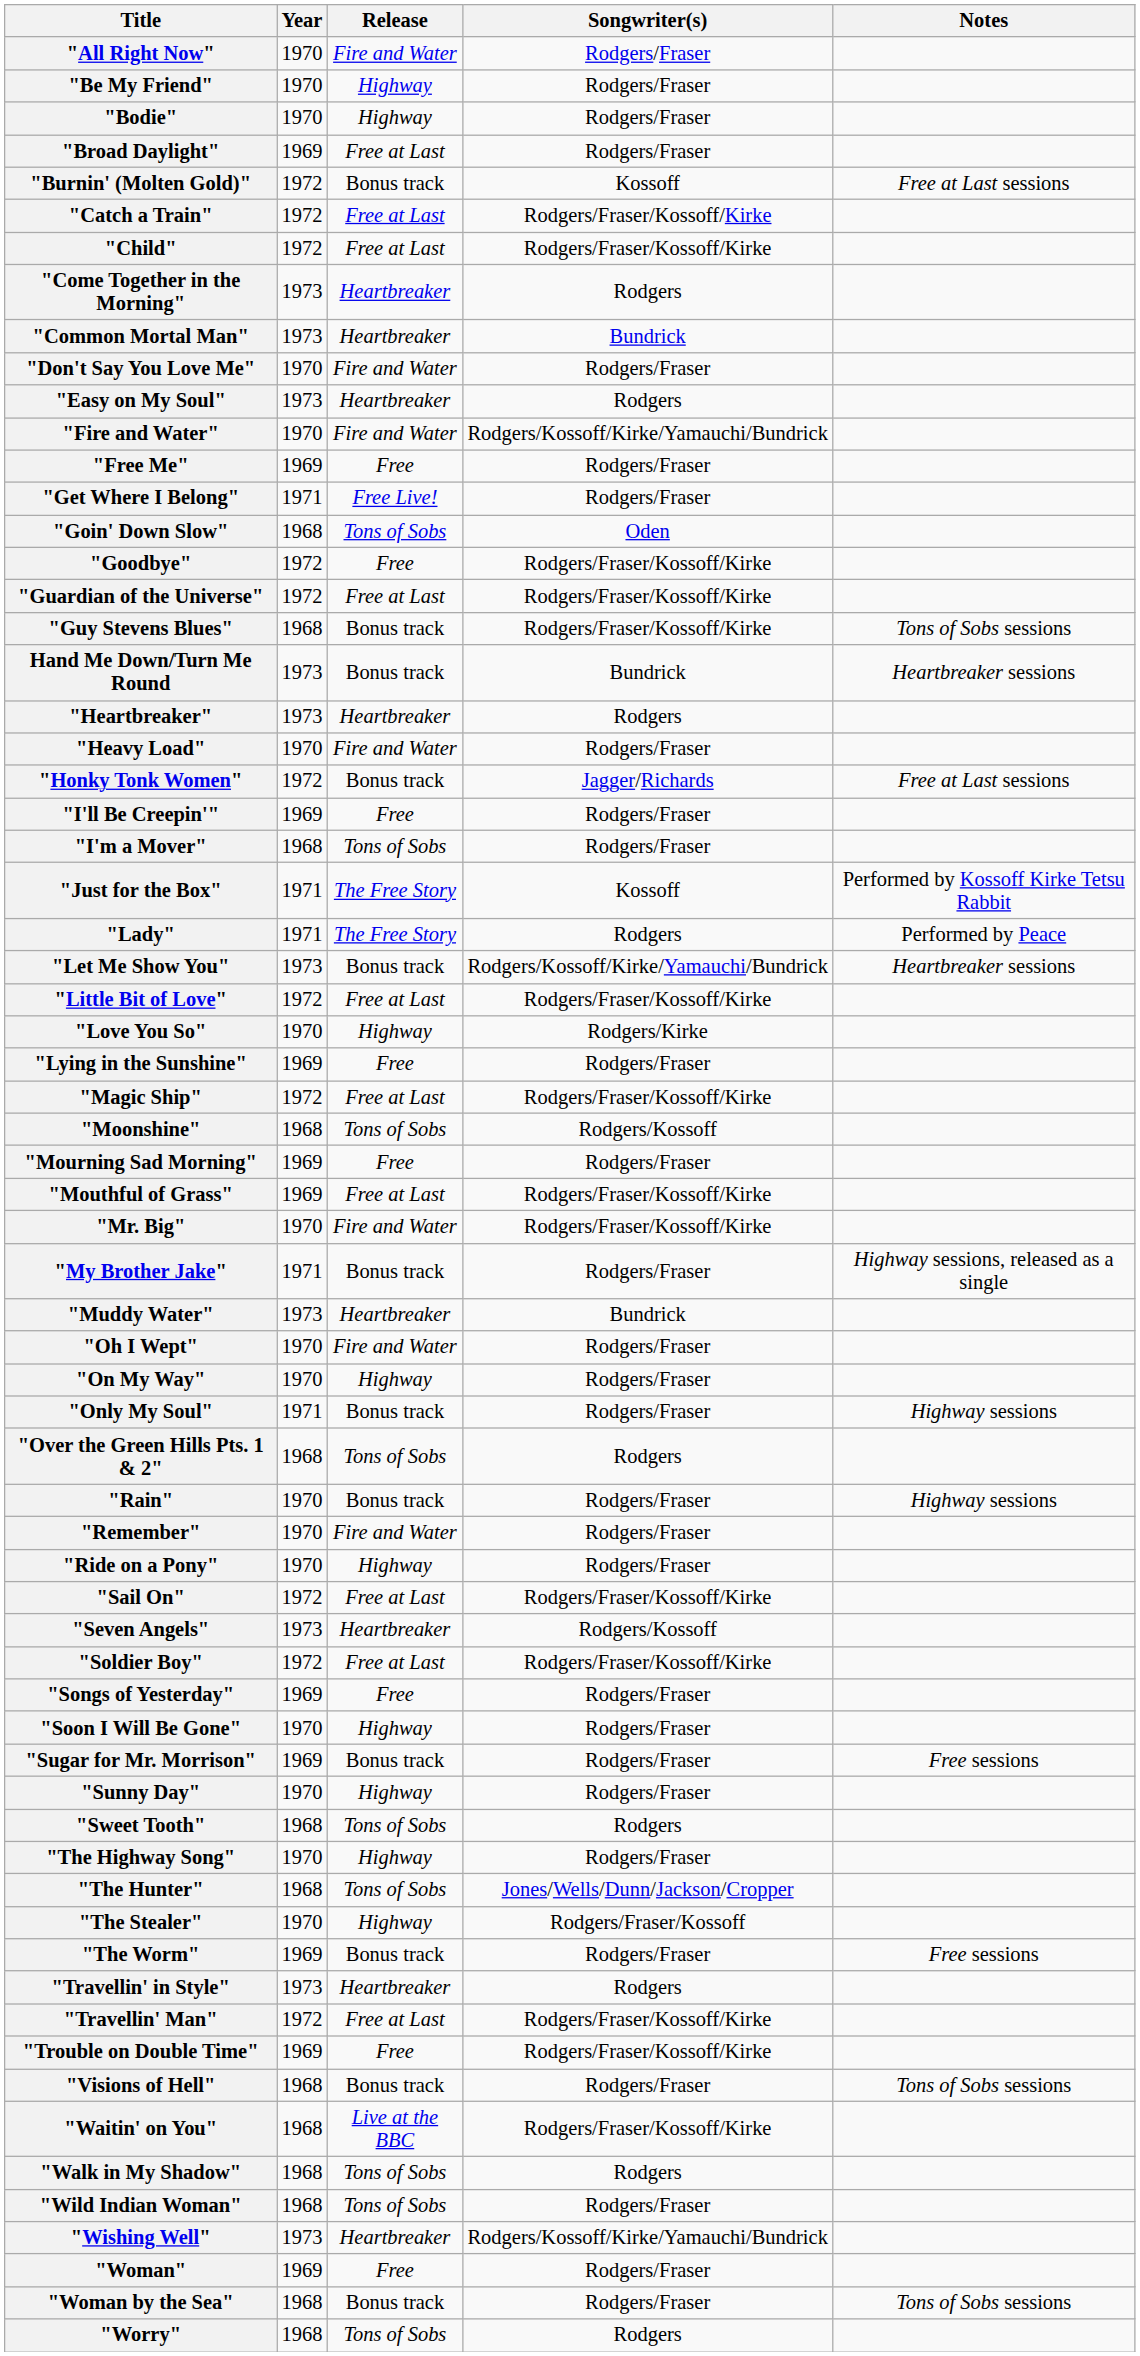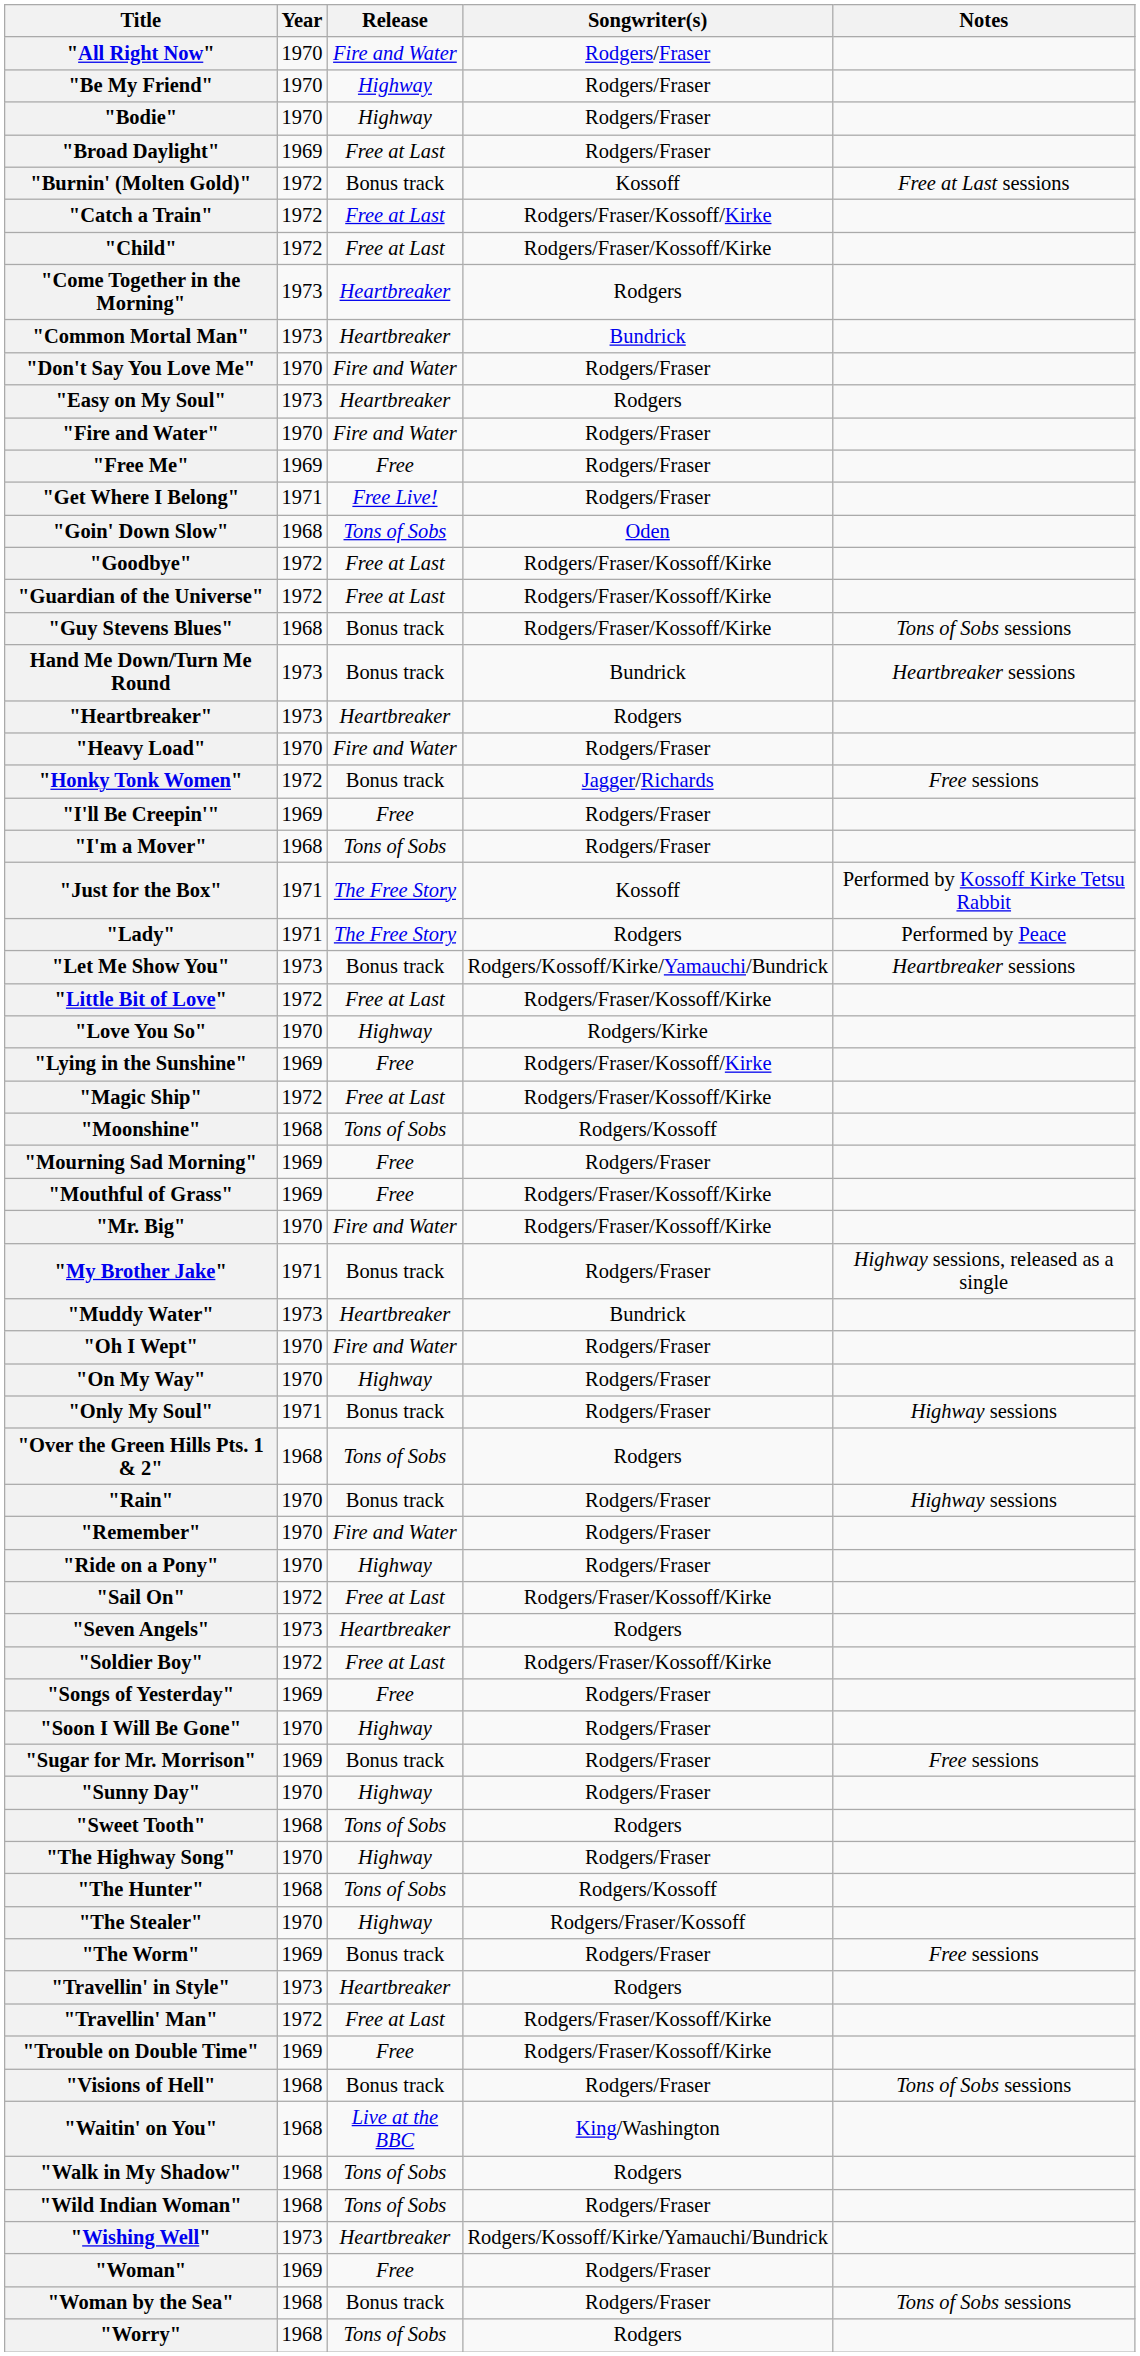(648, 433) Rodgers/Kossoff/Kirke/Yamauchi/Bundrick -> (648, 433) Rodgers/Fraser
(395, 563) Free -> (395, 563) Free at Last
(984, 781) Free at Last sessions -> (984, 781) Free sessions
(648, 1064) Rodgers/Fraser -> (648, 1064) Rodgers/Fraser/Kossoff/Kirke
(395, 1194) Free at Last -> (395, 1194) Free
(648, 1630) Rodgers/Kossoff -> (648, 1630) Rodgers
(648, 1889) Jones/Wells/Dunn/Jackson/Cropper -> (648, 1889) Rodgers/Kossoff
(648, 2128) Rodgers/Fraser/Kossoff/Kirke -> (648, 2128) King/Washington
